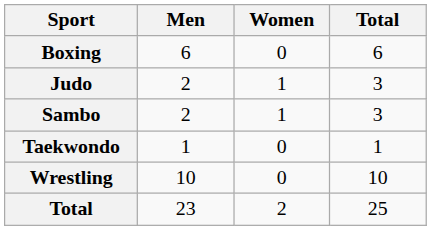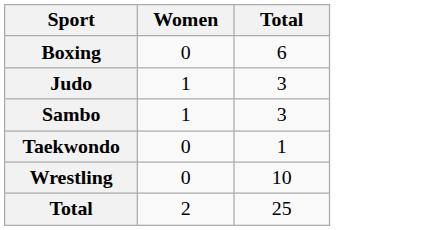- column: (186, 20)
